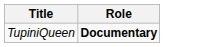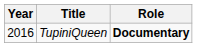+ column: (20, 14)
